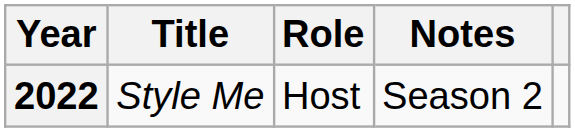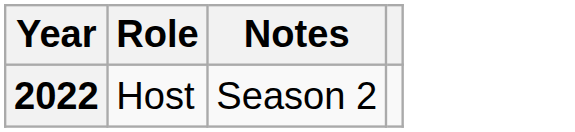- column: (190, 34)
